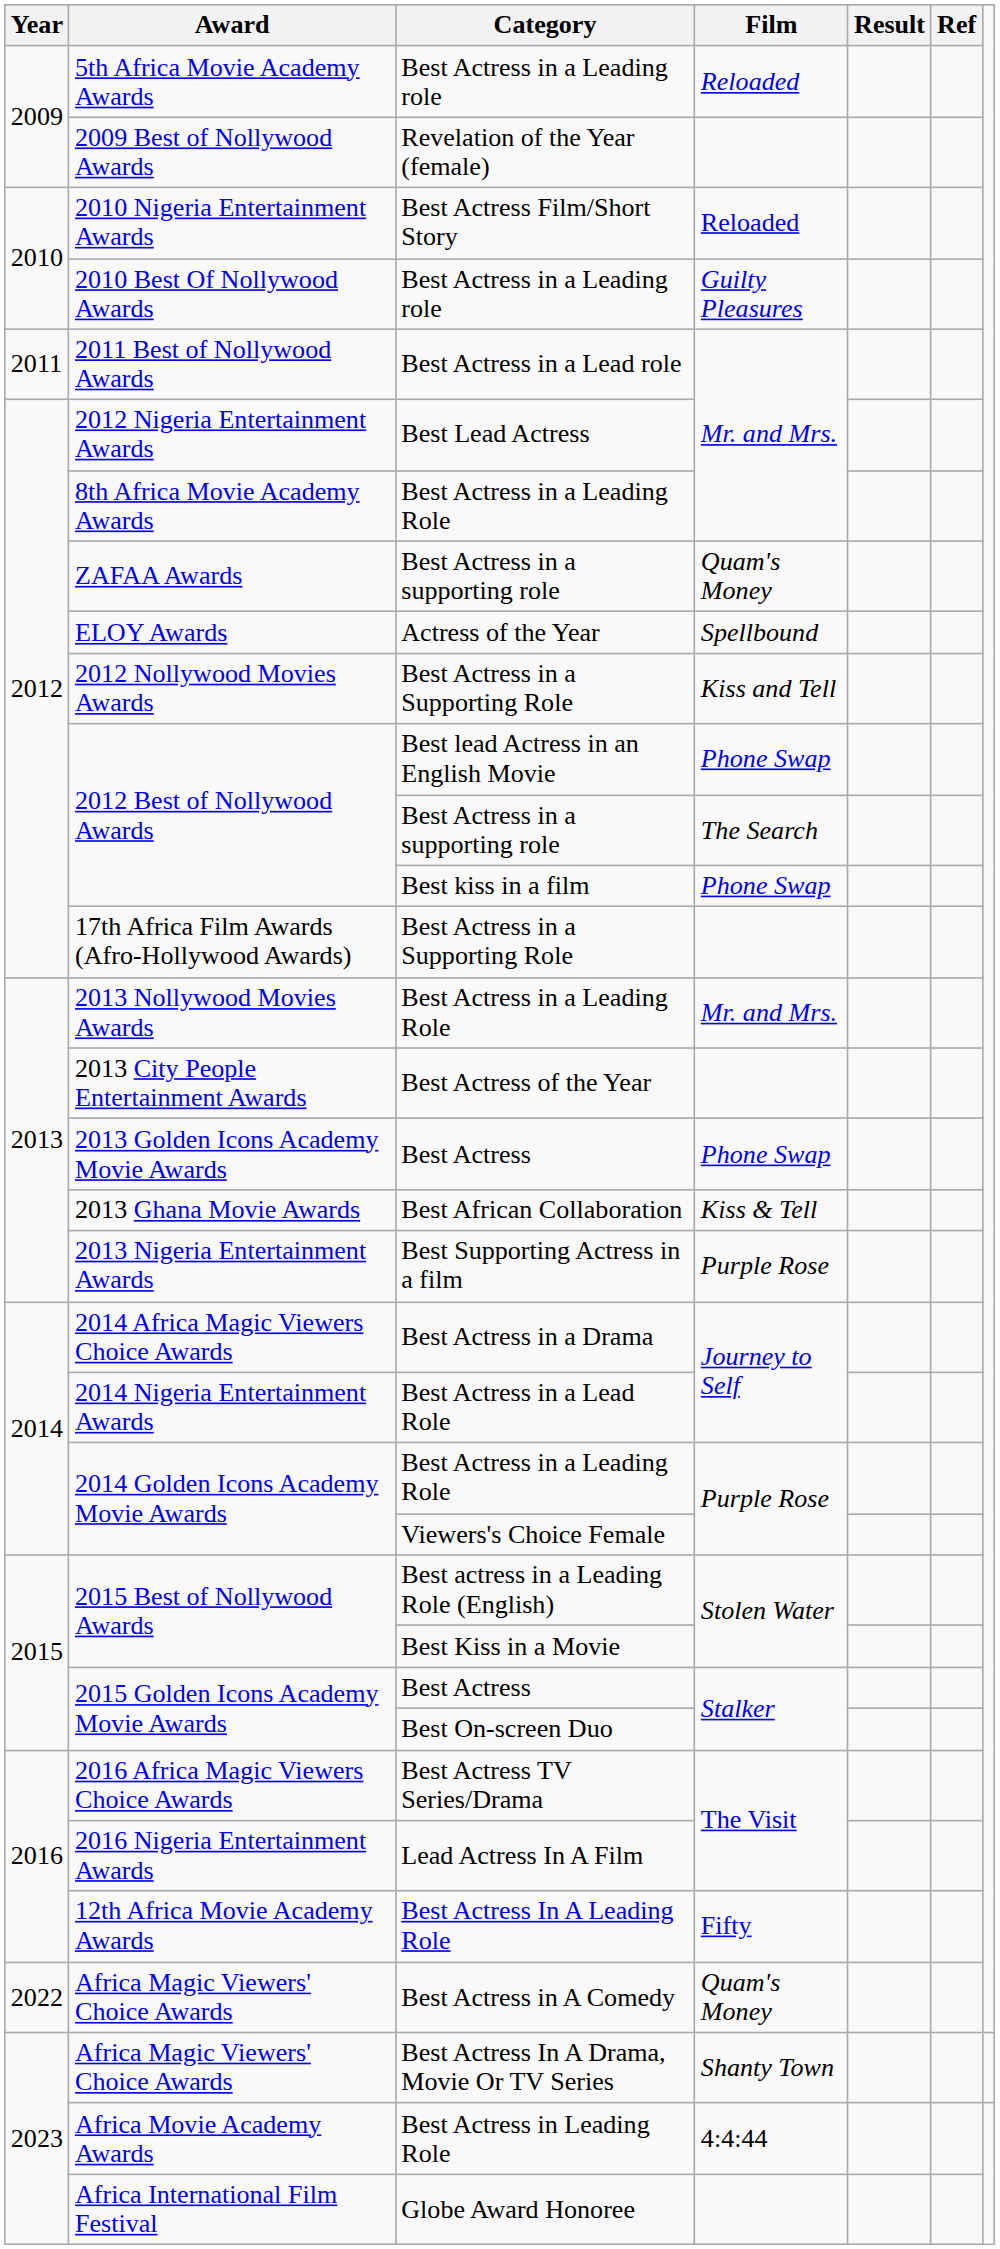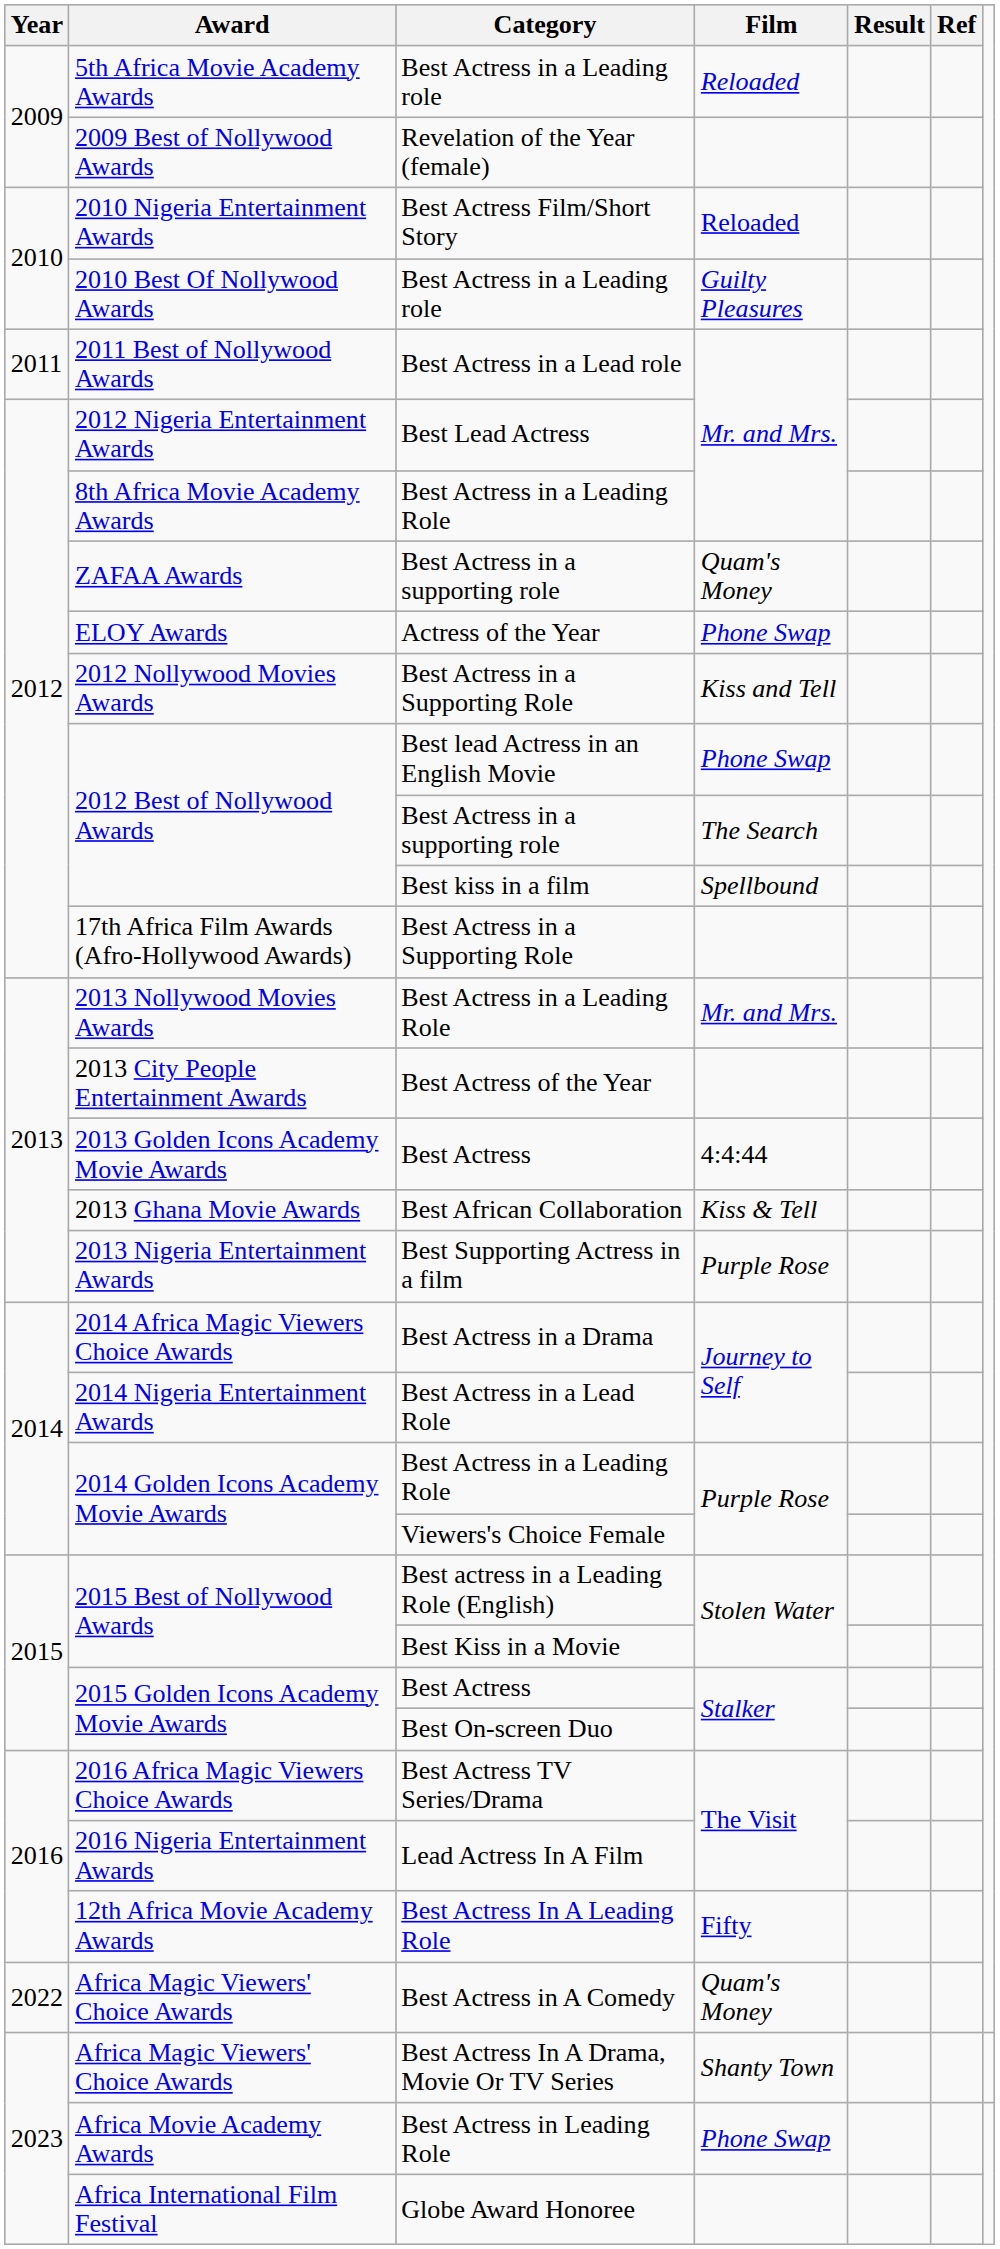(760, 632) Spellbound -> (766, 632) Phone Swap
(766, 885) Phone Swap -> (760, 885) Spellbound
(766, 1153) Phone Swap -> (734, 1153) 4:4:44
(734, 2138) 4:4:44 -> (766, 2138) Phone Swap
